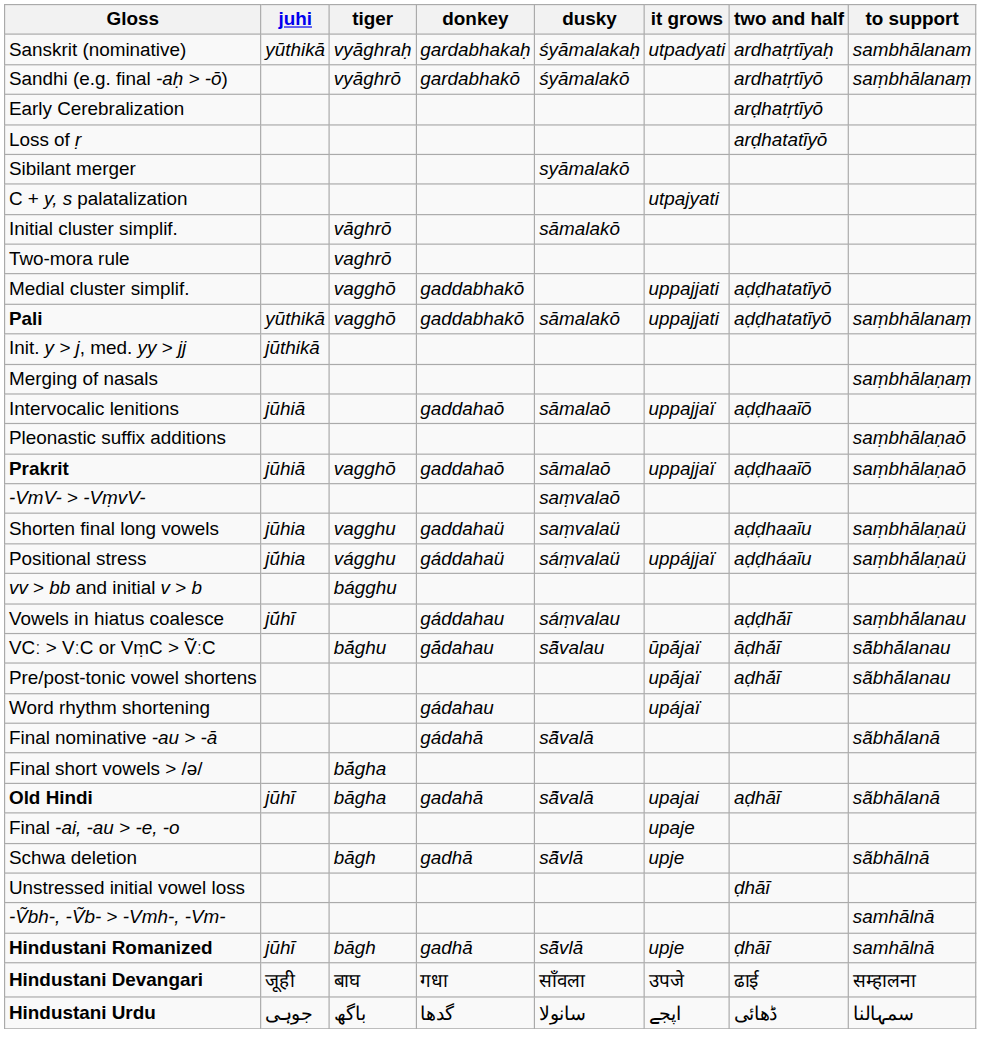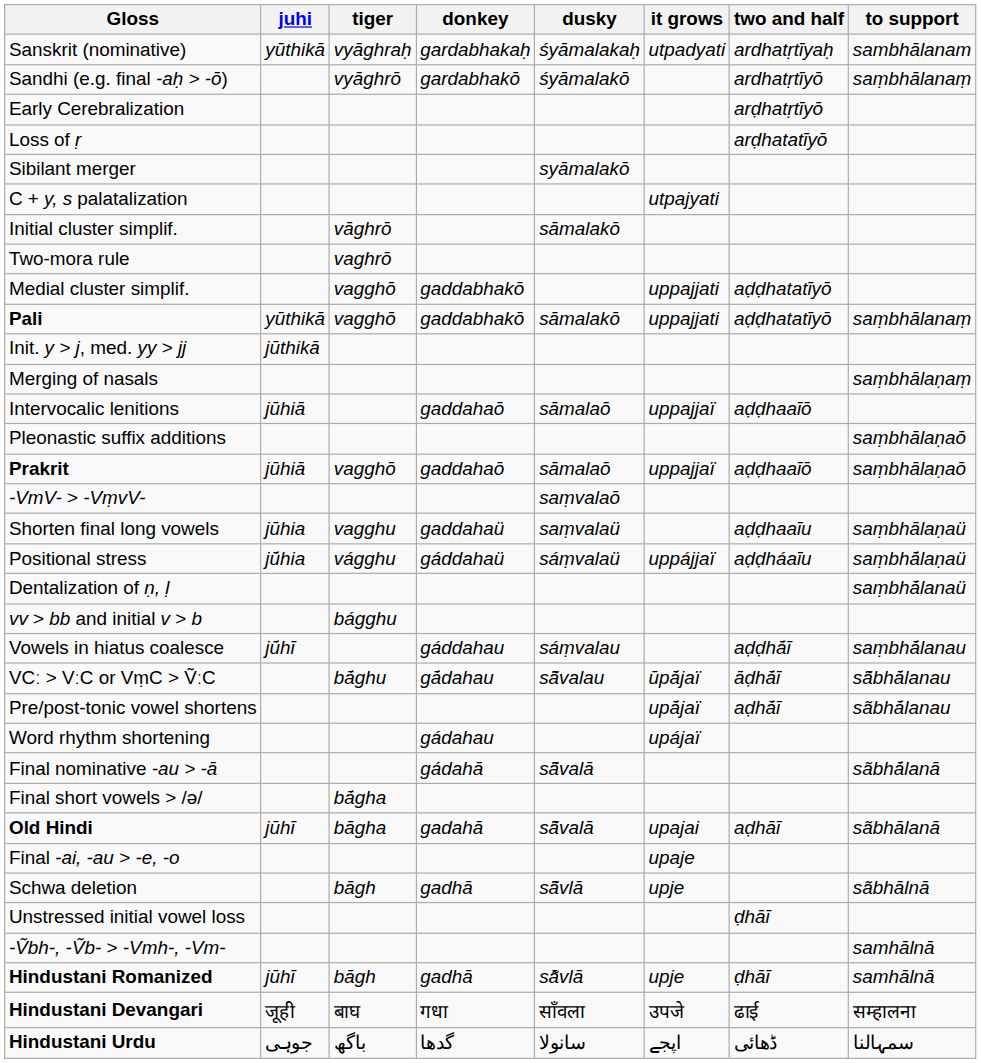+ row: (89, 588)
